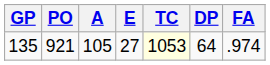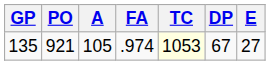columns swapped: (130, 18) <-> (244, 18)
(206, 45) 64 -> (221, 45) 67
